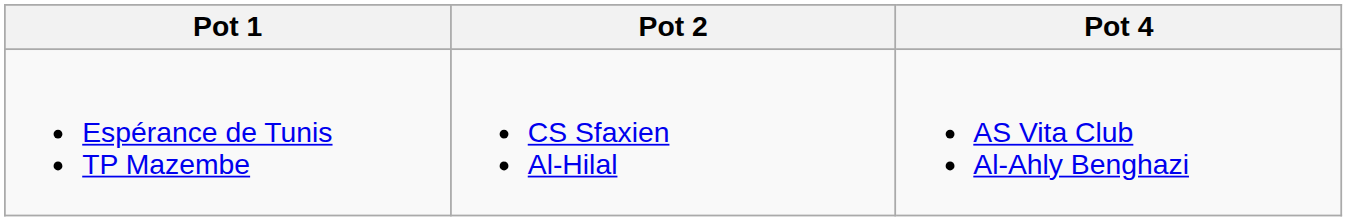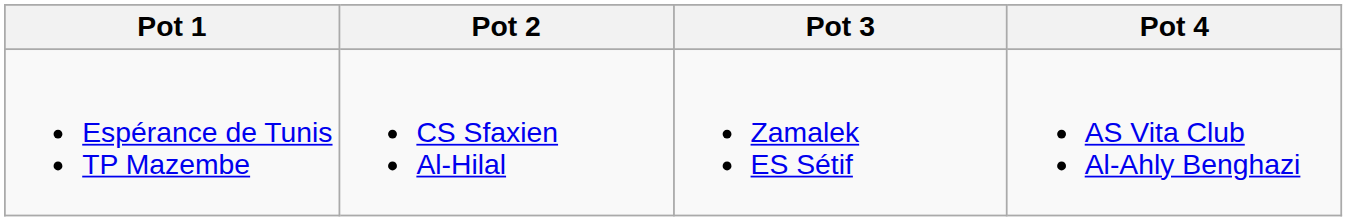+ column: (840, 26)
